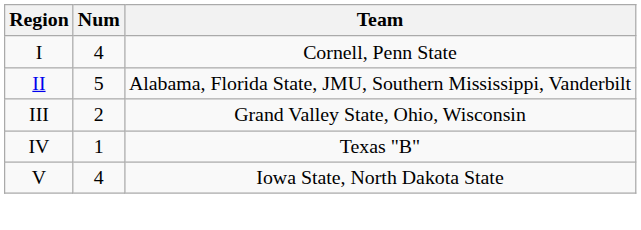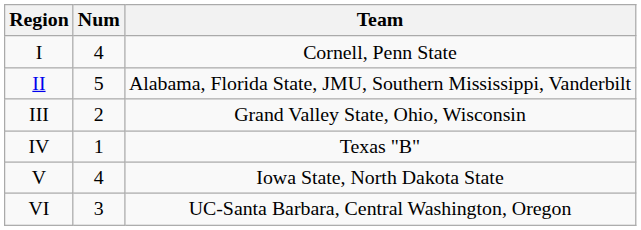+ row: (39, 209)
